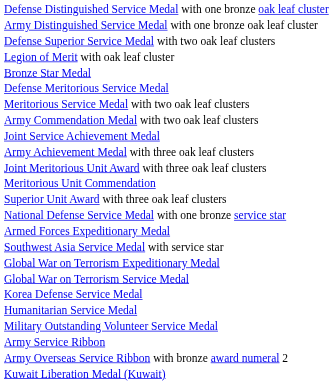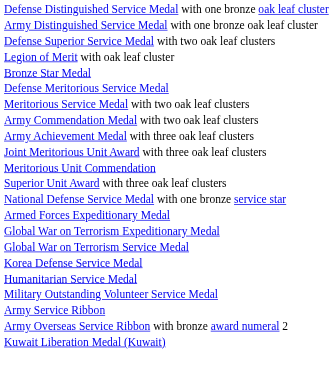- row: (82, 136)
- row: (114, 247)
